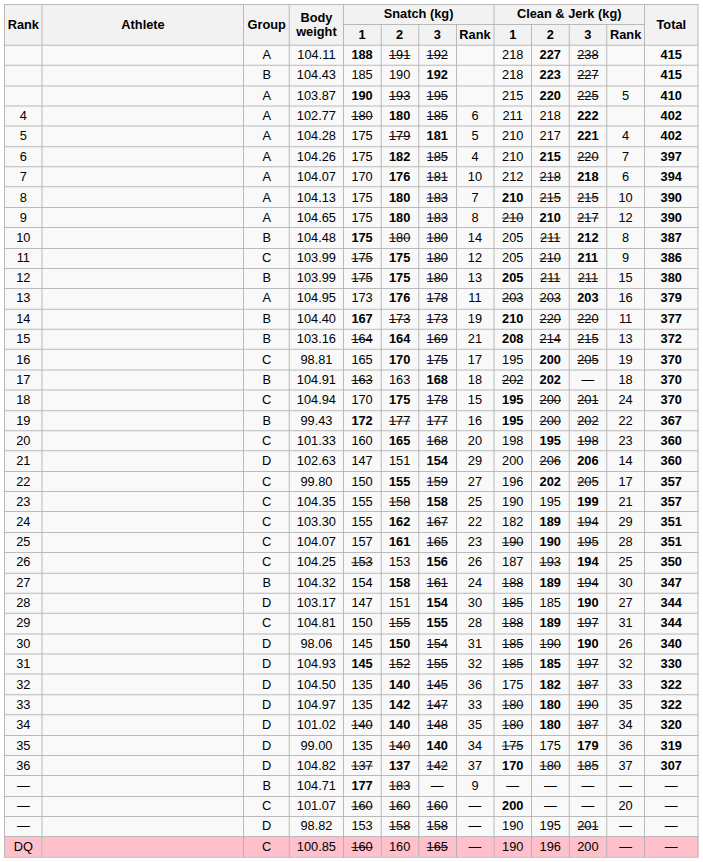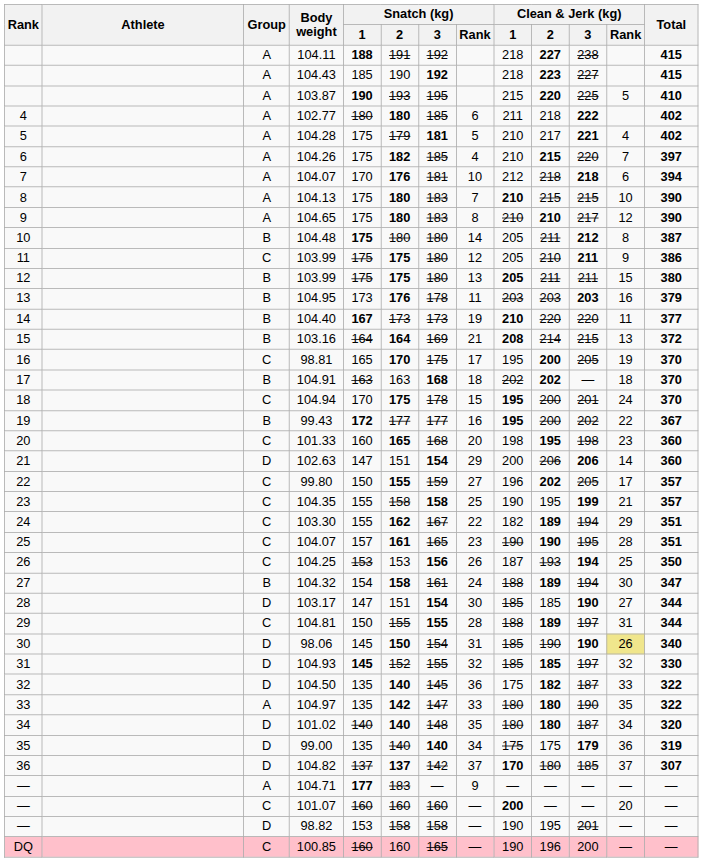(267, 75) B -> (267, 75) A
(267, 298) A -> (267, 298) B
(626, 643) no background -> (626, 643) khaki background
(267, 704) D -> (267, 704) A
(267, 786) B -> (267, 786) A
